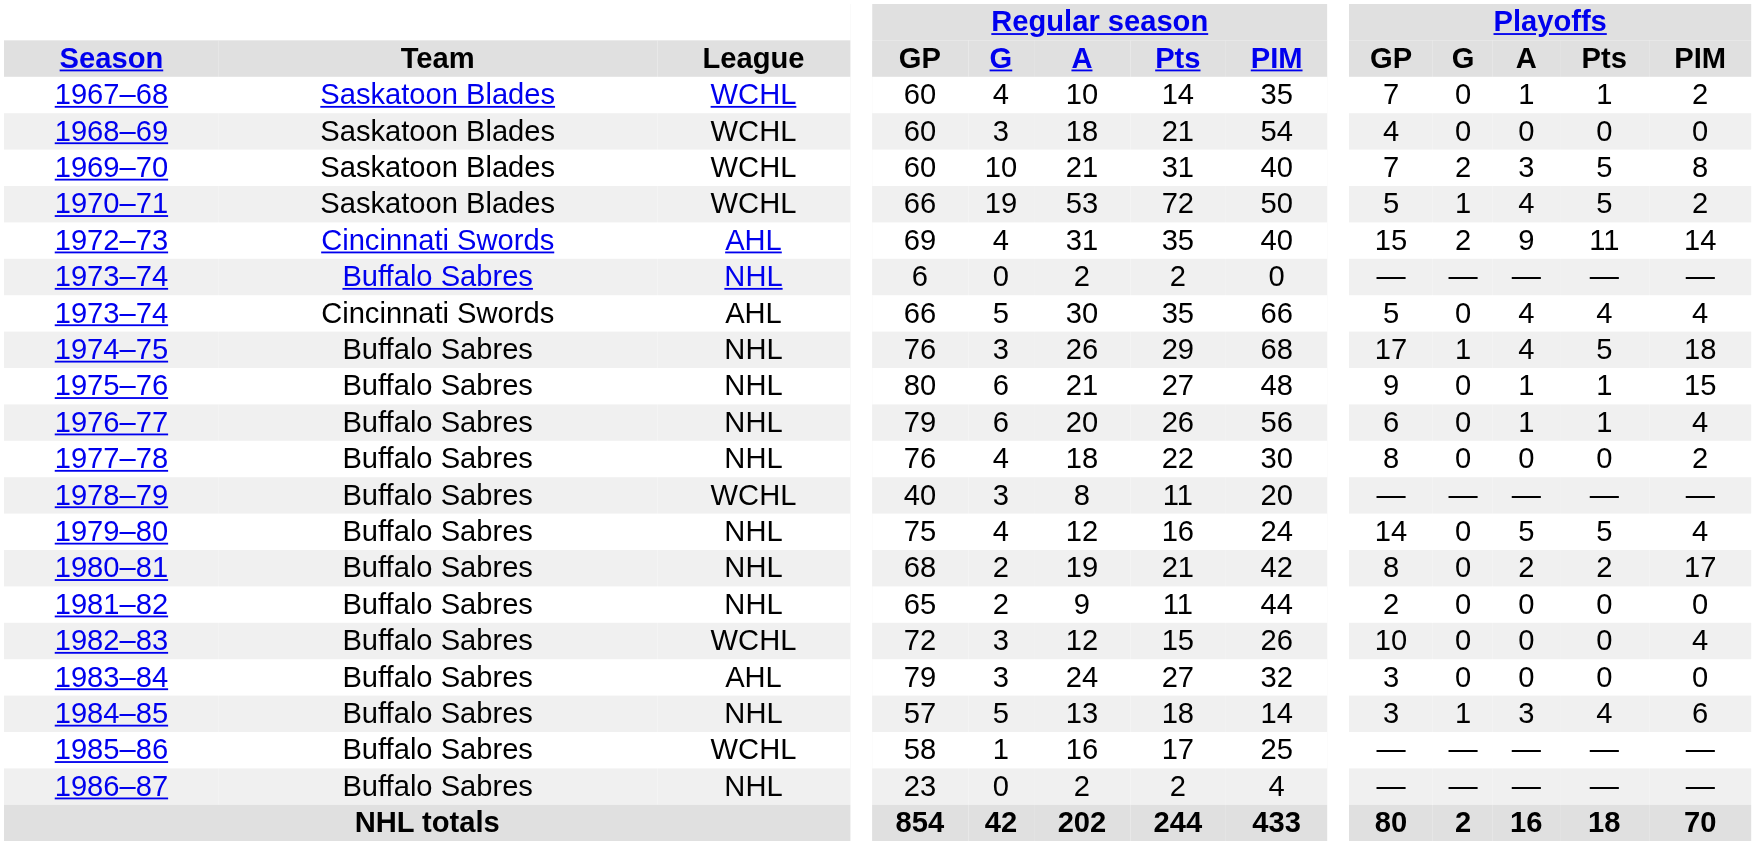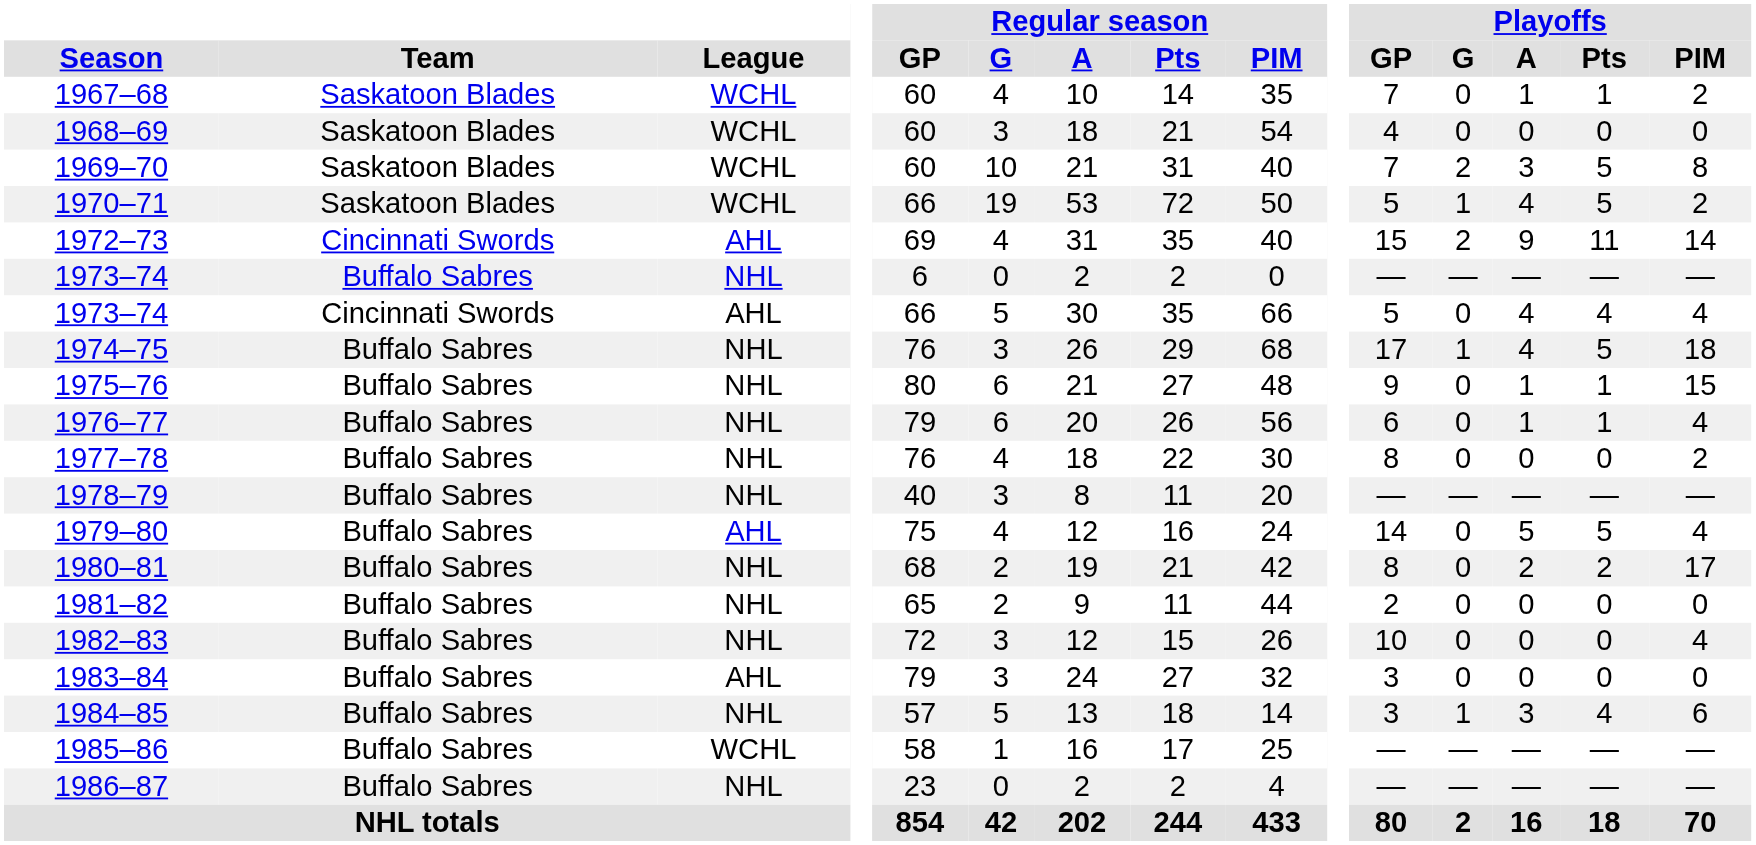(753, 494) WCHL -> (753, 494) NHL
(753, 531) NHL -> (753, 531) AHL
(753, 640) WCHL -> (753, 640) NHL
